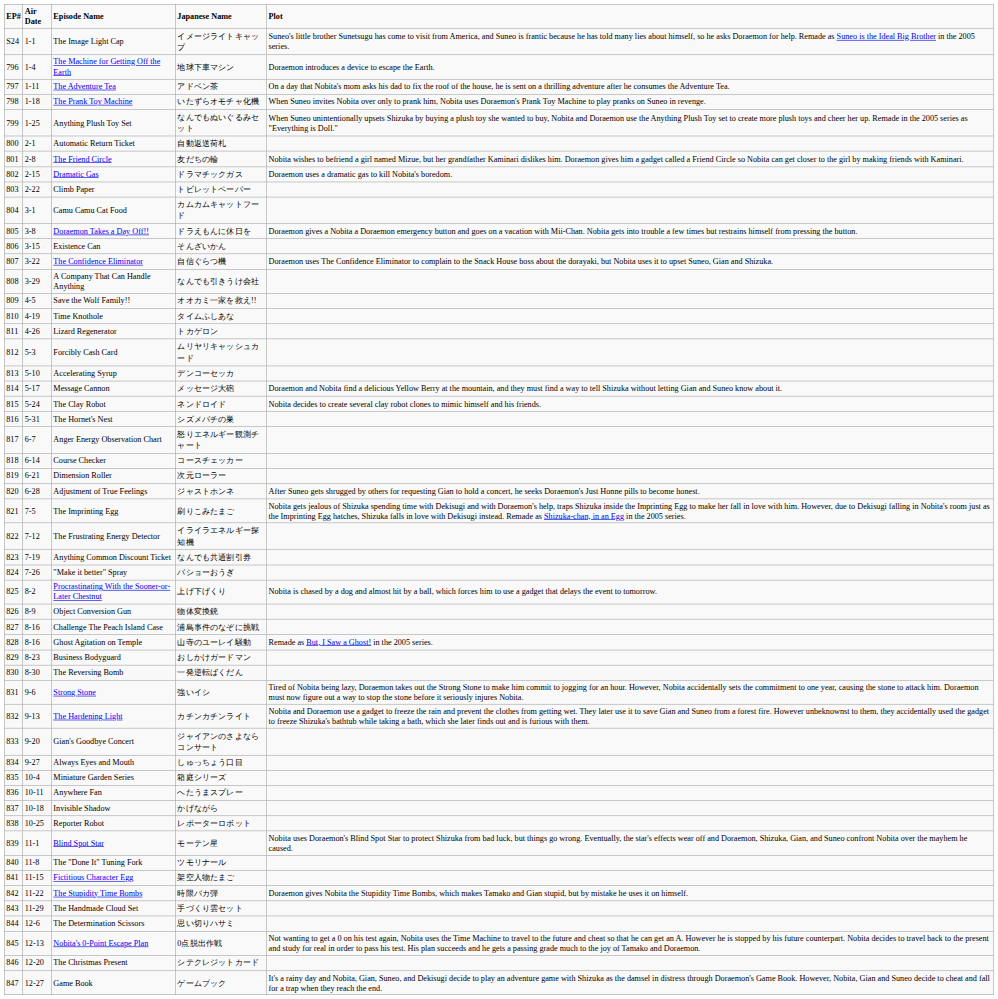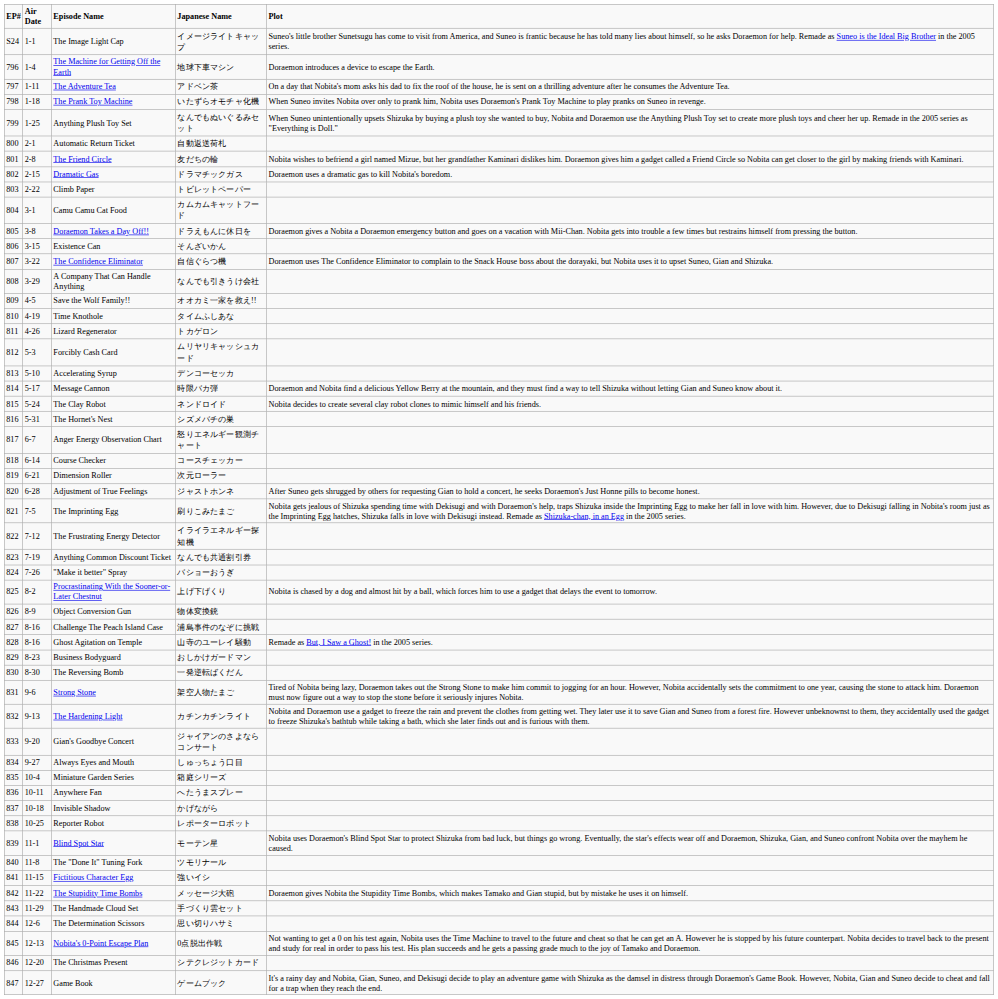(206, 388) メッセージ大砲 -> (198, 388) 時限バカ弾
(194, 692) 強いイシ -> (206, 692) 架空人物たまご
(206, 878) 架空人物たまご -> (194, 878) 強いイシ
(198, 893) 時限バカ弾 -> (206, 893) メッセージ大砲
